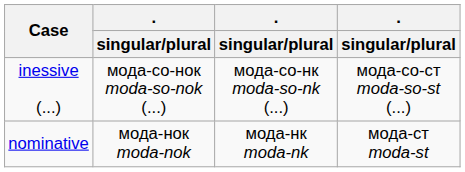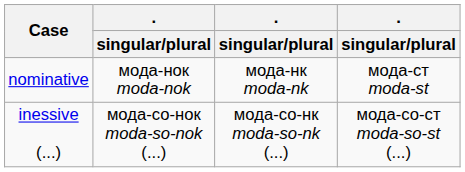rows swapped: (49, 143) <-> (49, 89)
